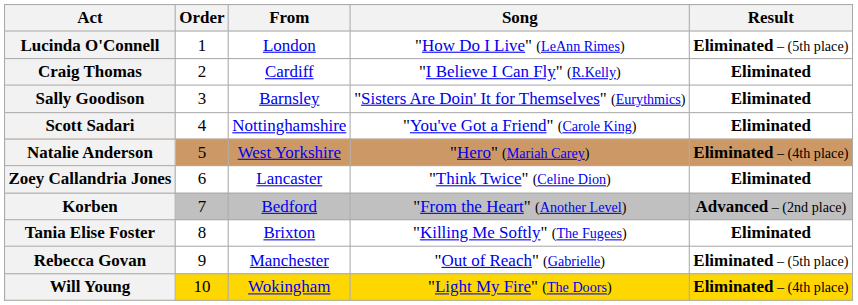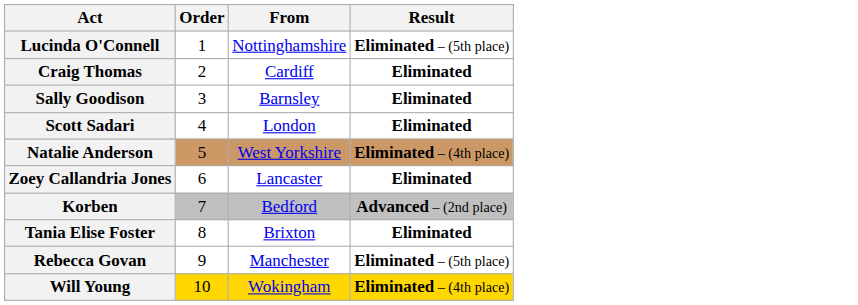- column: (520, 17)
(289, 44) London -> (289, 44) Nottinghamshire
(289, 125) Nottinghamshire -> (289, 125) London
